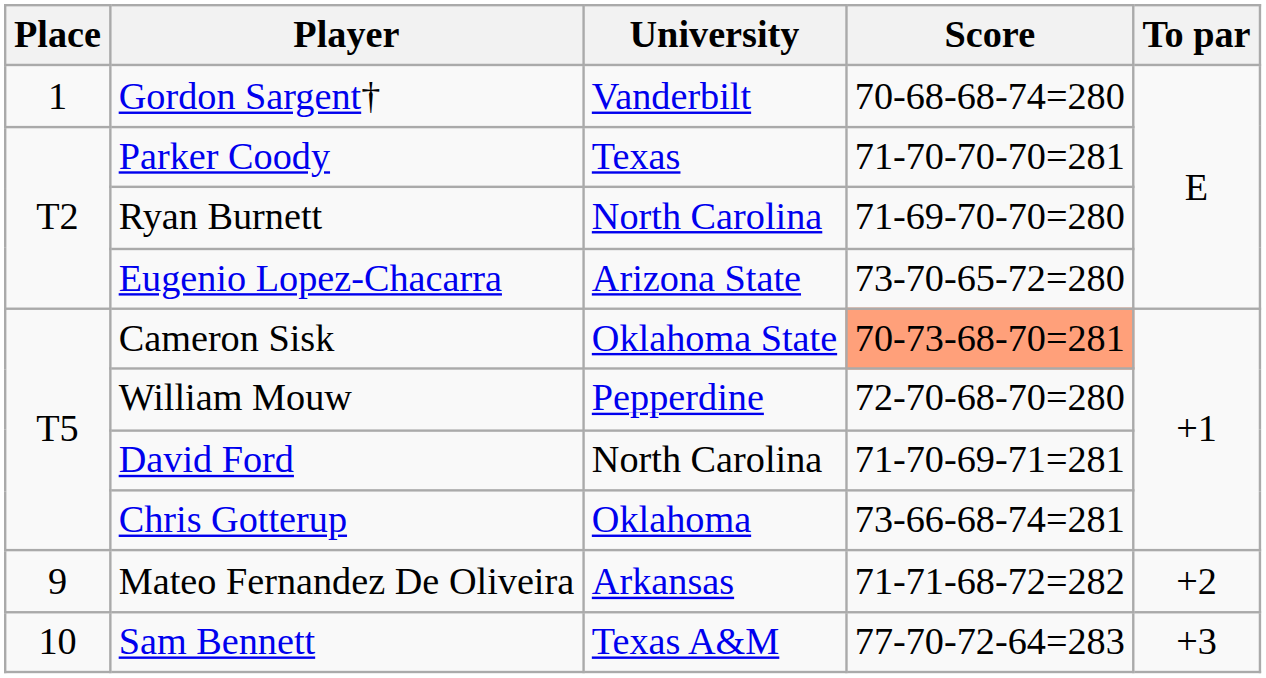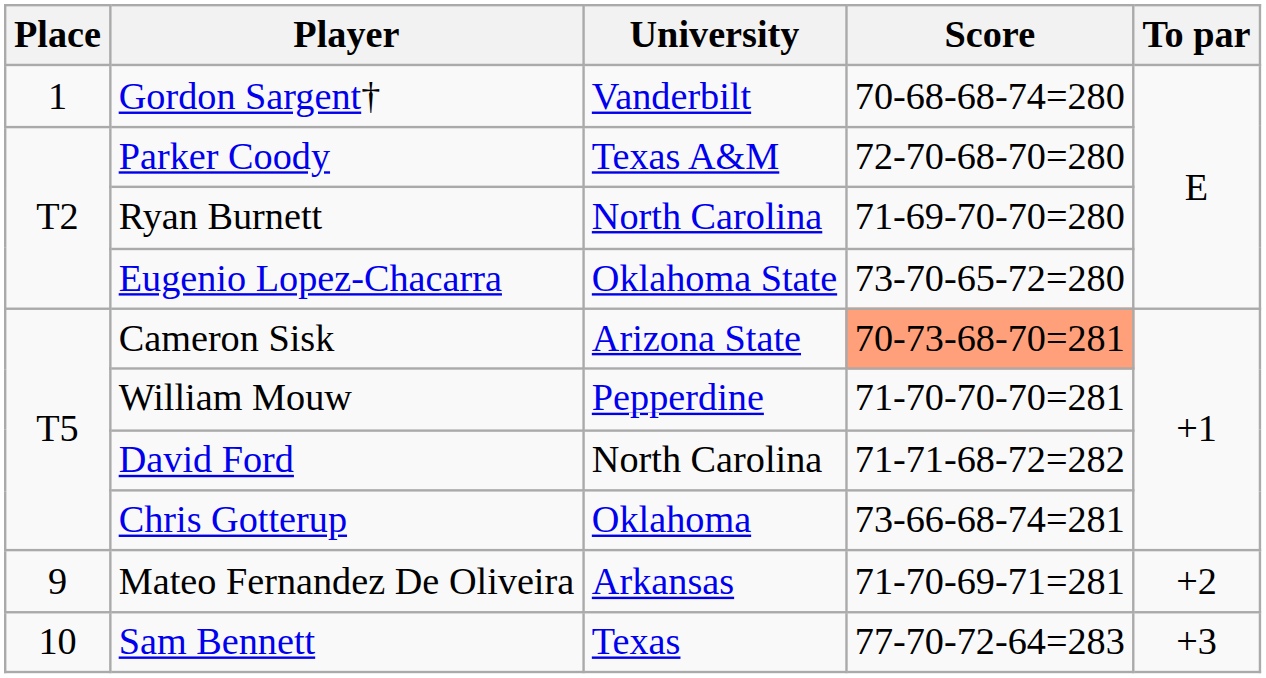(636, 156) Texas -> (686, 156) Texas A&M
(990, 156) 71-70-70-70=281 -> (990, 156) 72-70-68-70=280
(696, 277) Arizona State -> (714, 277) Oklahoma State
(714, 338) Oklahoma State -> (696, 338) Arizona State
(990, 398) 72-70-68-70=280 -> (990, 398) 71-70-70-70=281
(990, 459) 71-70-69-71=281 -> (990, 459) 71-71-68-72=282
(990, 580) 71-71-68-72=282 -> (990, 580) 71-70-69-71=281
(686, 641) Texas A&M -> (636, 641) Texas
